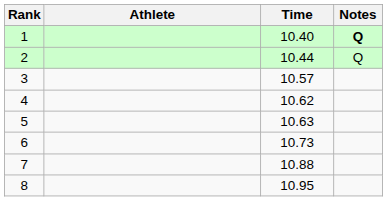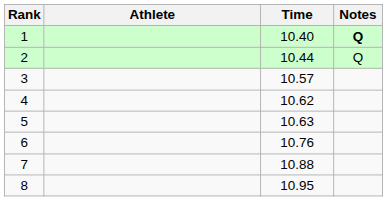(297, 143) 10.73 -> (297, 143) 10.76
